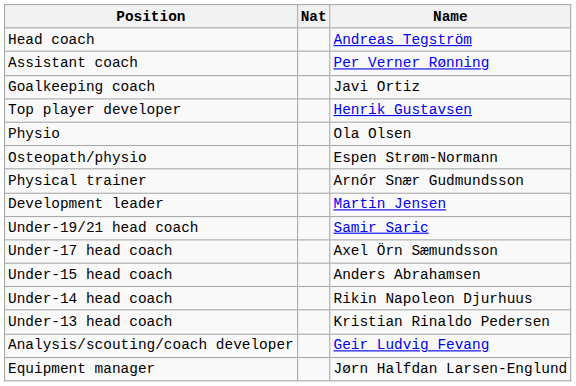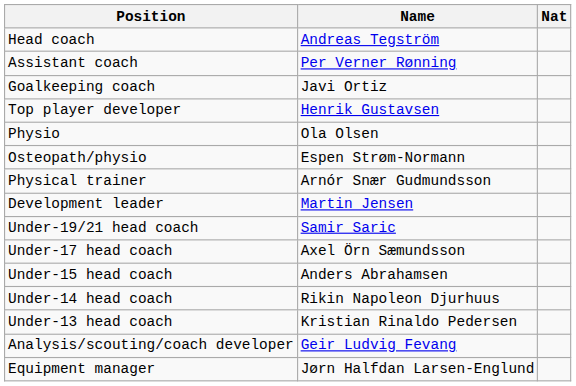columns swapped: (314, 16) <-> (450, 16)
